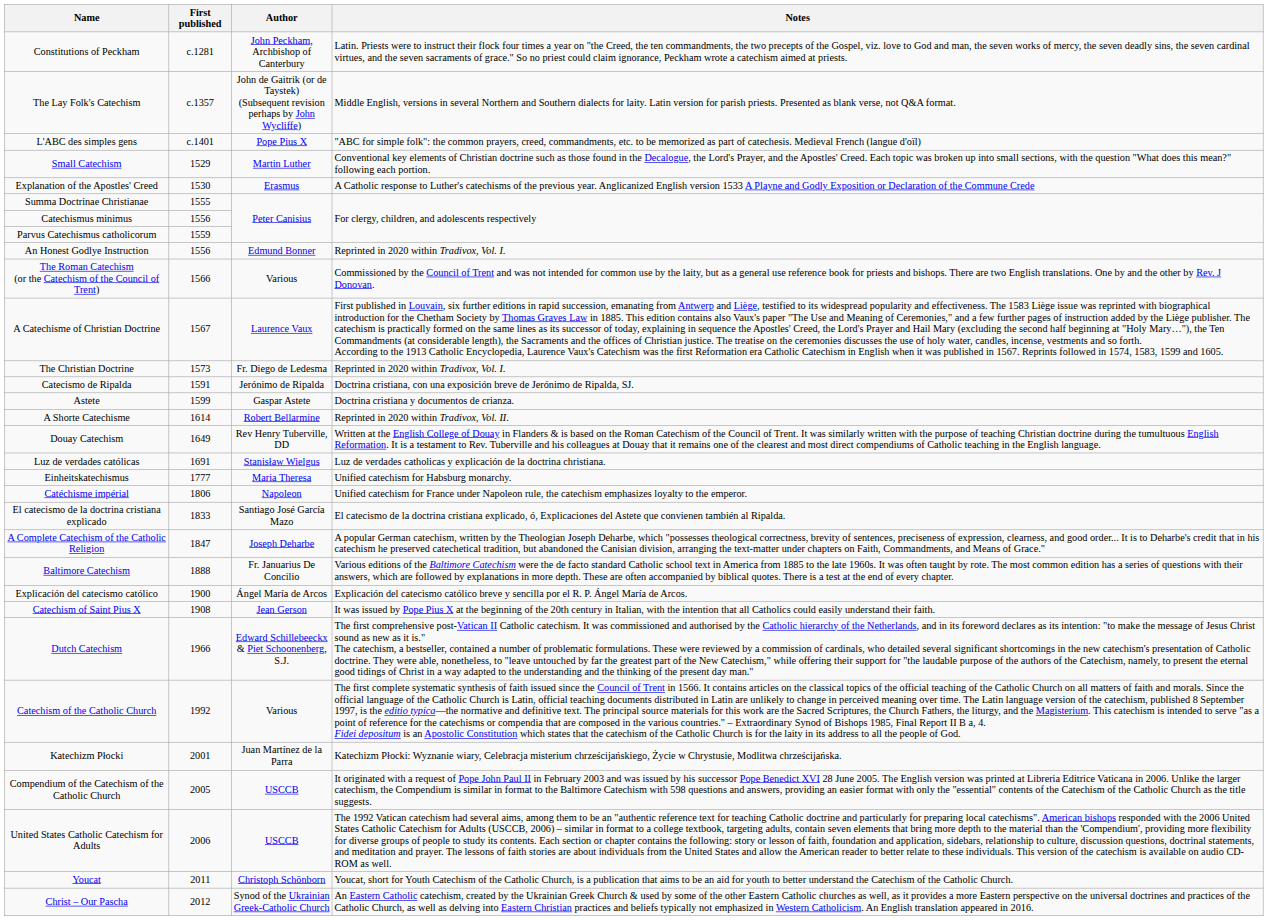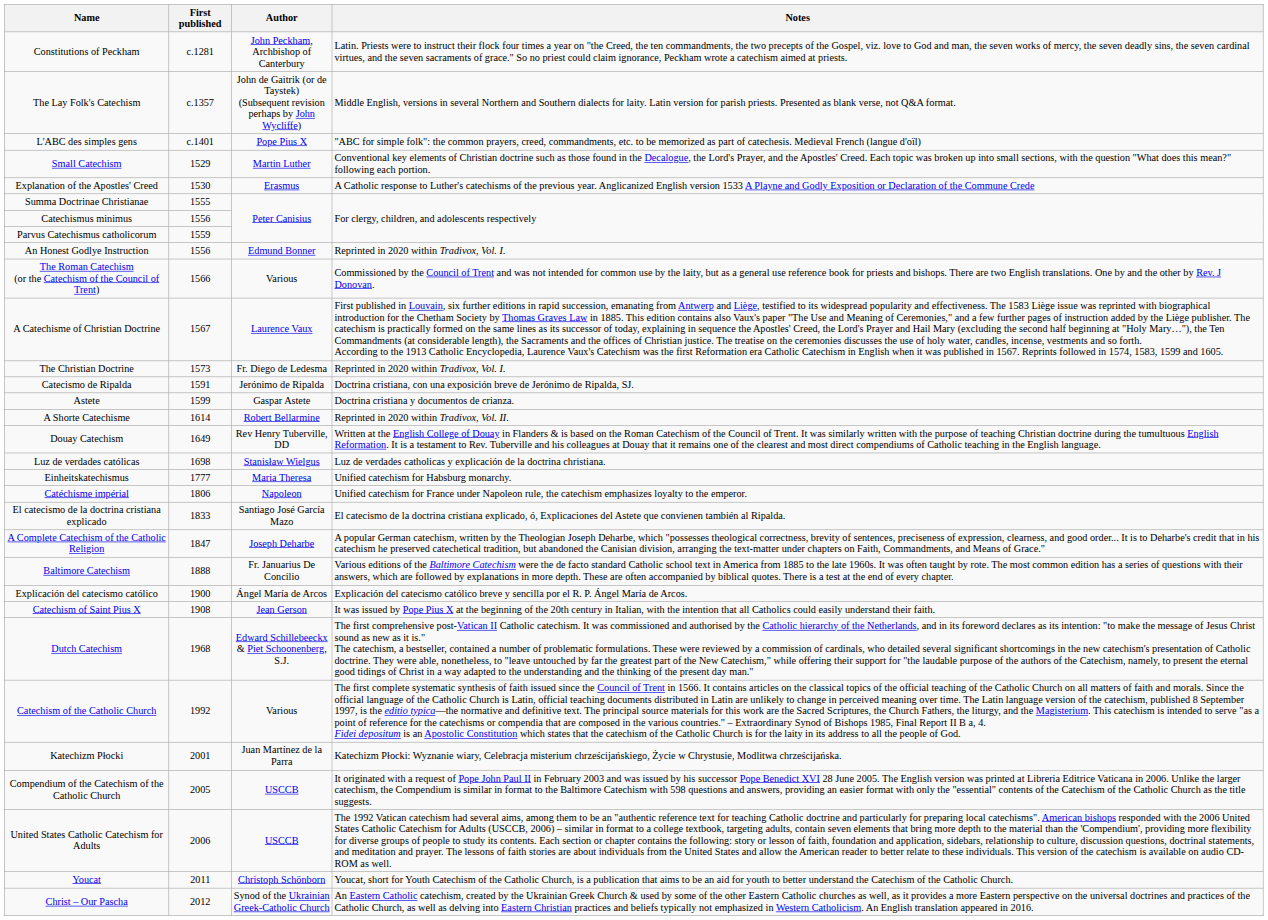(200, 461) 1691 -> (200, 461) 1698
(200, 649) 1966 -> (200, 649) 1968
